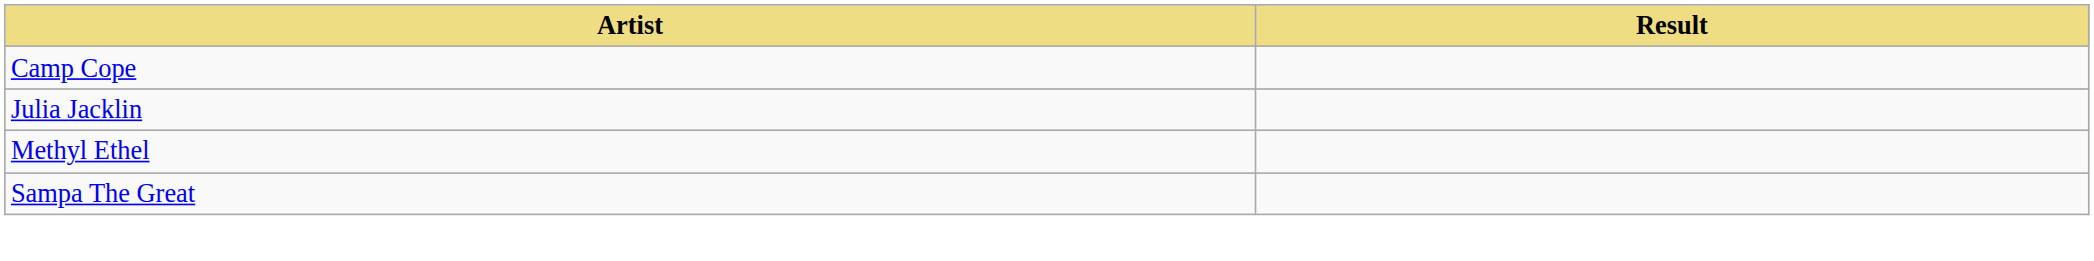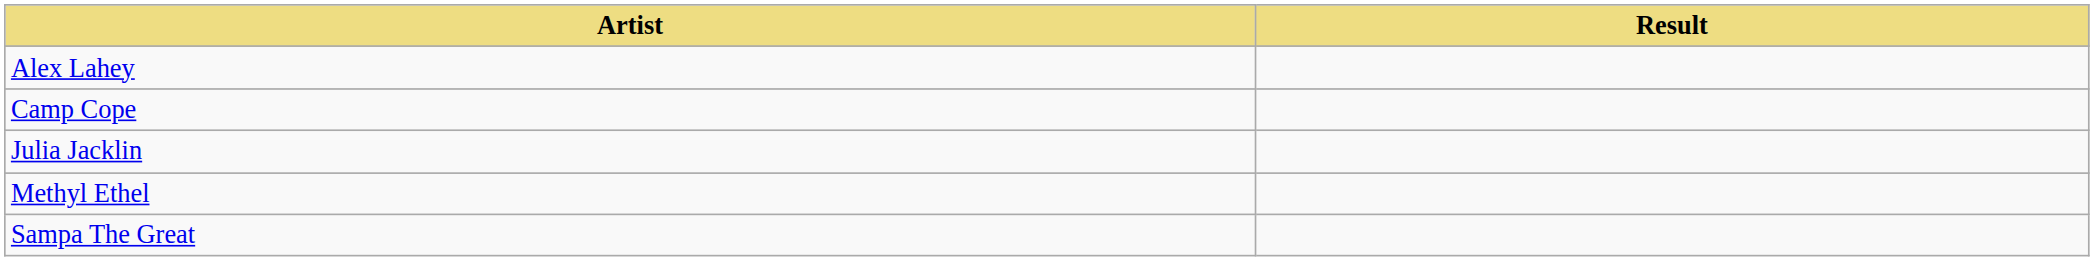+ row: (73, 67)
